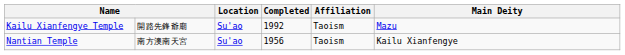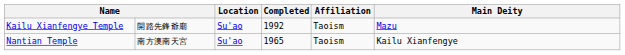(274, 42) 1956 -> (274, 42) 1965
